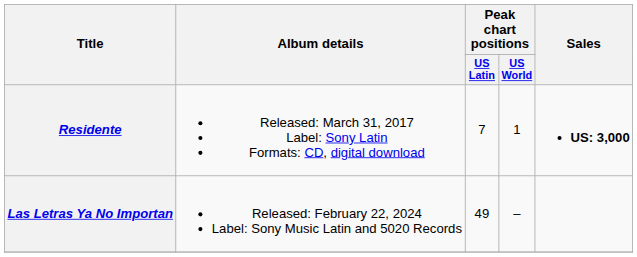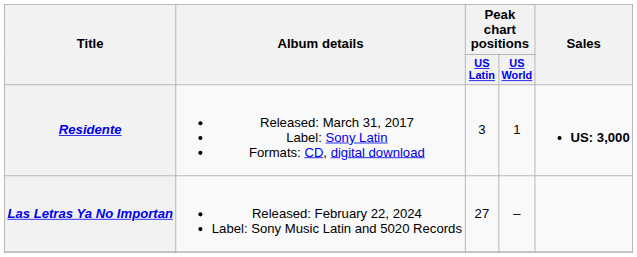(482, 130) 7 -> (482, 130) 3
(482, 214) 49 -> (482, 214) 27
